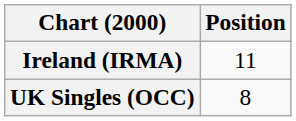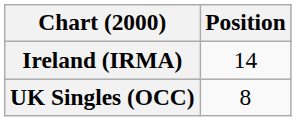(245, 60) 11 -> (245, 60) 14
